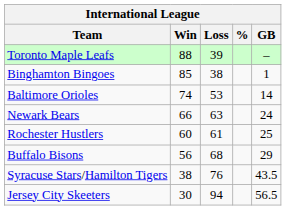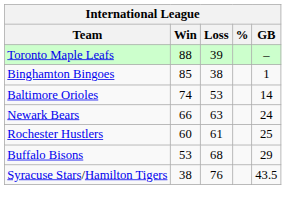(185, 154) 56 -> (185, 154) 53
- row: (59, 194)
